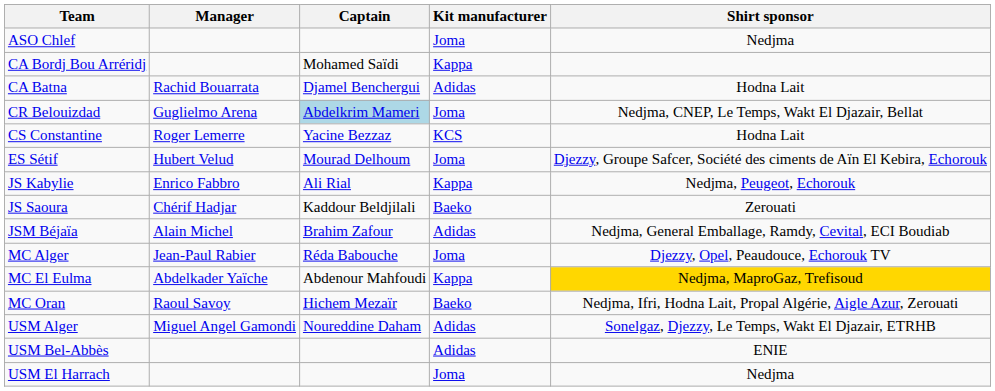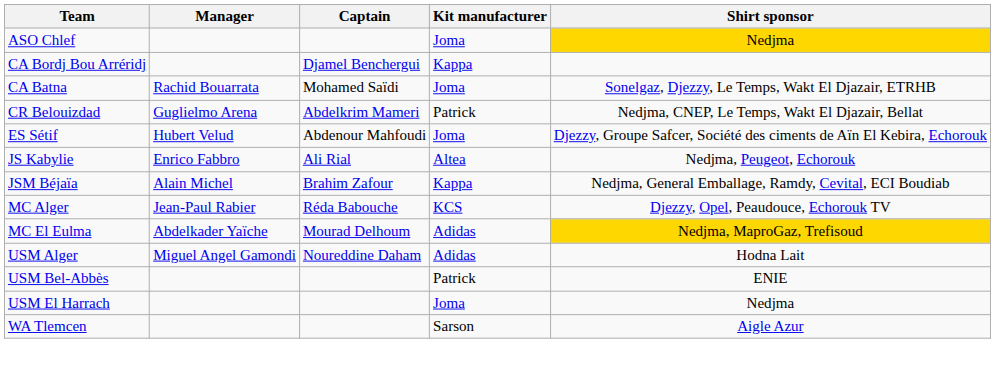(770, 40) no background -> (770, 40) gold background
(351, 64) Mohamed Saïdi -> (361, 64) Djamel Benchergui
(361, 87) Djamel Benchergui -> (351, 87) Mohamed Saïdi
(454, 87) Adidas -> (449, 87) Joma
(770, 87) Hodna Lait -> (770, 87) Sonelgaz, Djezzy, Le Temps, Wakt El Djazair, ETRHB
(361, 111) lightblue background -> (361, 111) no background
(449, 111) Joma -> (454, 111) Patrick
- row: (55, 135)
(357, 159) Mourad Delhoum -> (365, 135) Abdenour Mahfoudi
(453, 183) Kappa -> (449, 159) Altea
- row: (38, 207)
(454, 231) Adidas -> (453, 183) Kappa
(449, 254) Joma -> (448, 207) KCS
(365, 278) Abdenour Mahfoudi -> (357, 231) Mourad Delhoum
(453, 278) Kappa -> (454, 231) Adidas
- row: (37, 302)
(770, 326) Sonelgaz, Djezzy, Le Temps, Wakt El Djazair, ETRHB -> (770, 254) Hodna Lait
(454, 350) Adidas -> (454, 278) Patrick
+ row: (47, 326)
